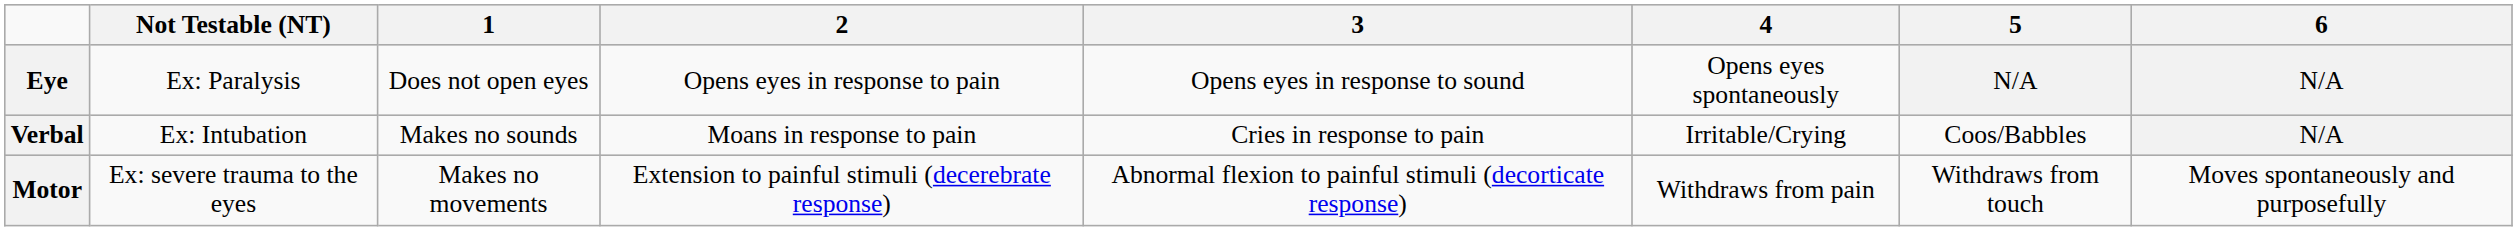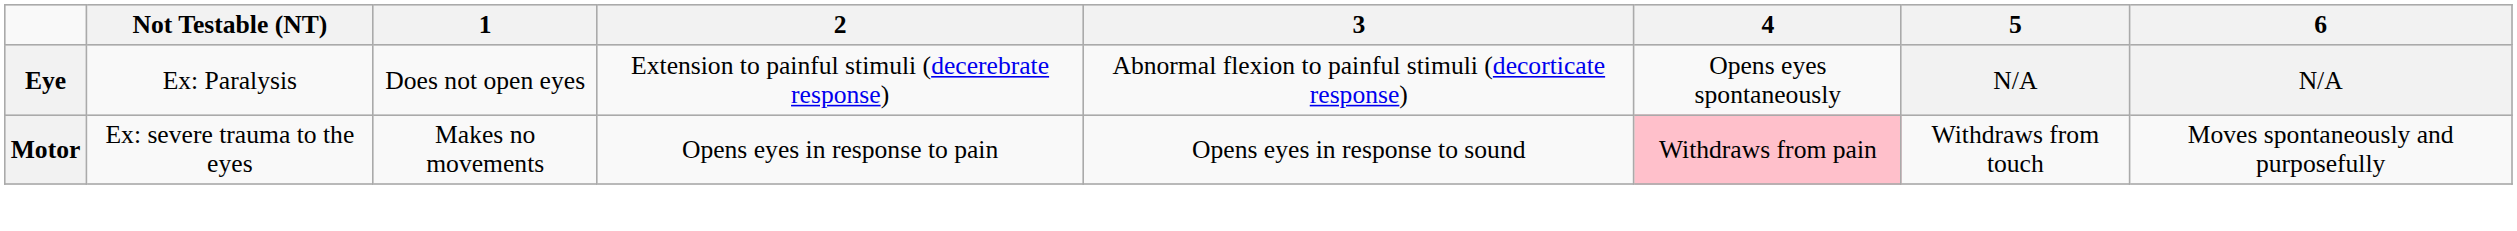(842, 79) Opens eyes in response to pain -> (840, 79) Extension to painful stimuli (decerebrate response)
(1358, 79) Opens eyes in response to sound -> (1359, 79) Abnormal flexion to painful stimuli (decorticate response)
- row: (47, 134)
(842, 189) Extension to painful stimuli (decerebrate response) -> (840, 149) Opens eyes in response to pain
(1358, 189) Abnormal flexion to painful stimuli (decorticate response) -> (1359, 149) Opens eyes in response to sound
(1766, 189) no background -> (1768, 149) pink background
